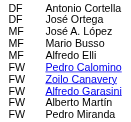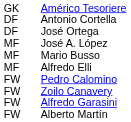+ row: (84, 8)
- row: (80, 114)
